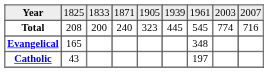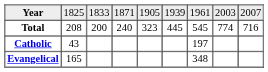rows swapped: (33, 59) <-> (33, 43)
